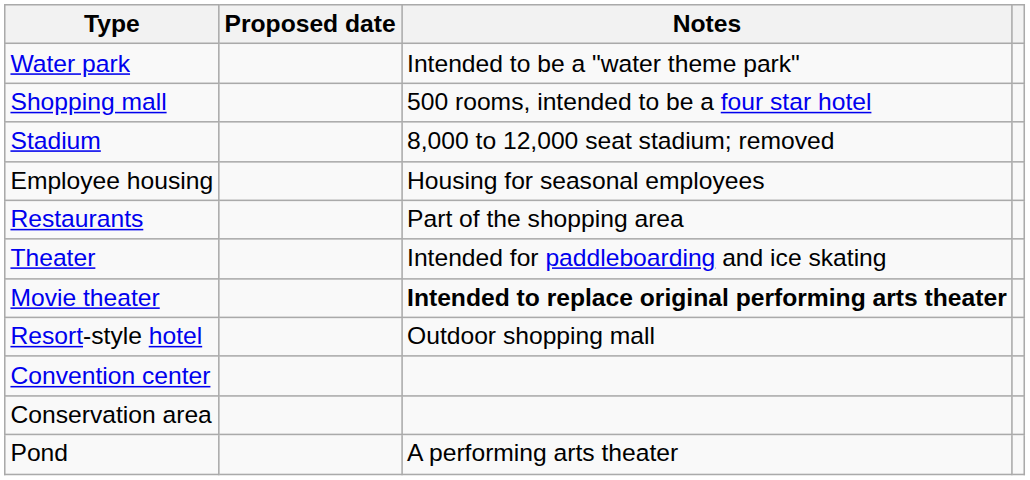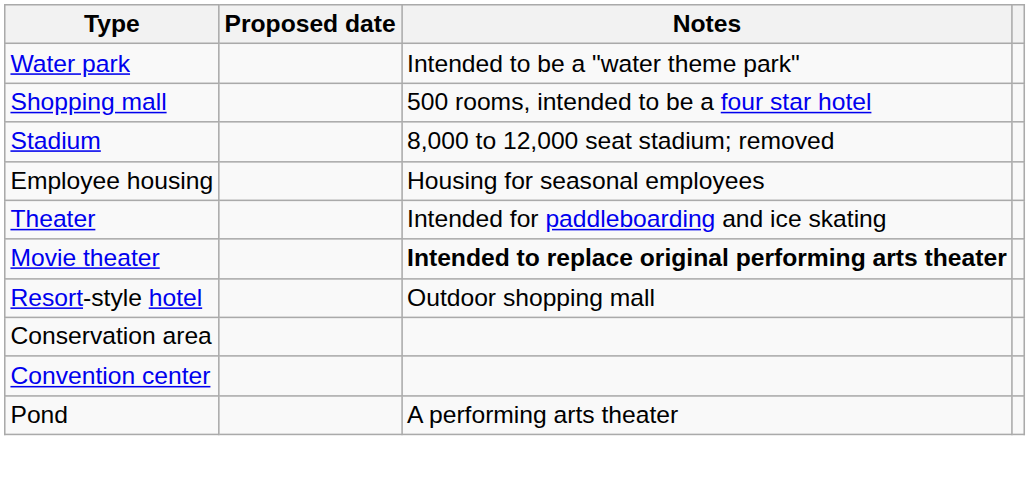- row: (77, 219)
rows swapped: (111, 414) <-> (110, 375)
